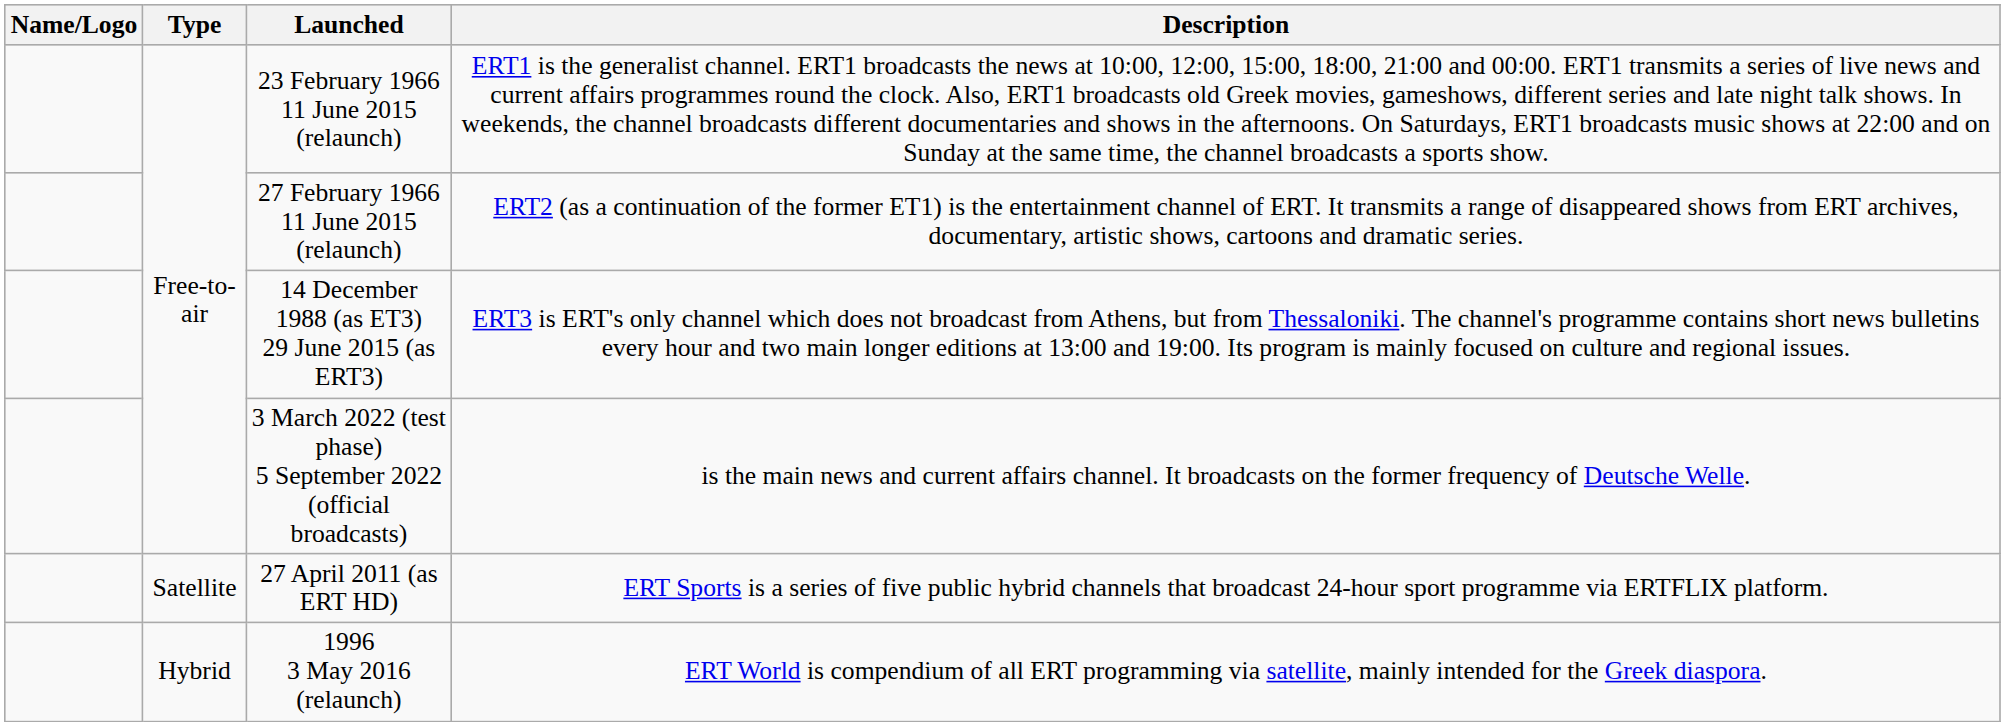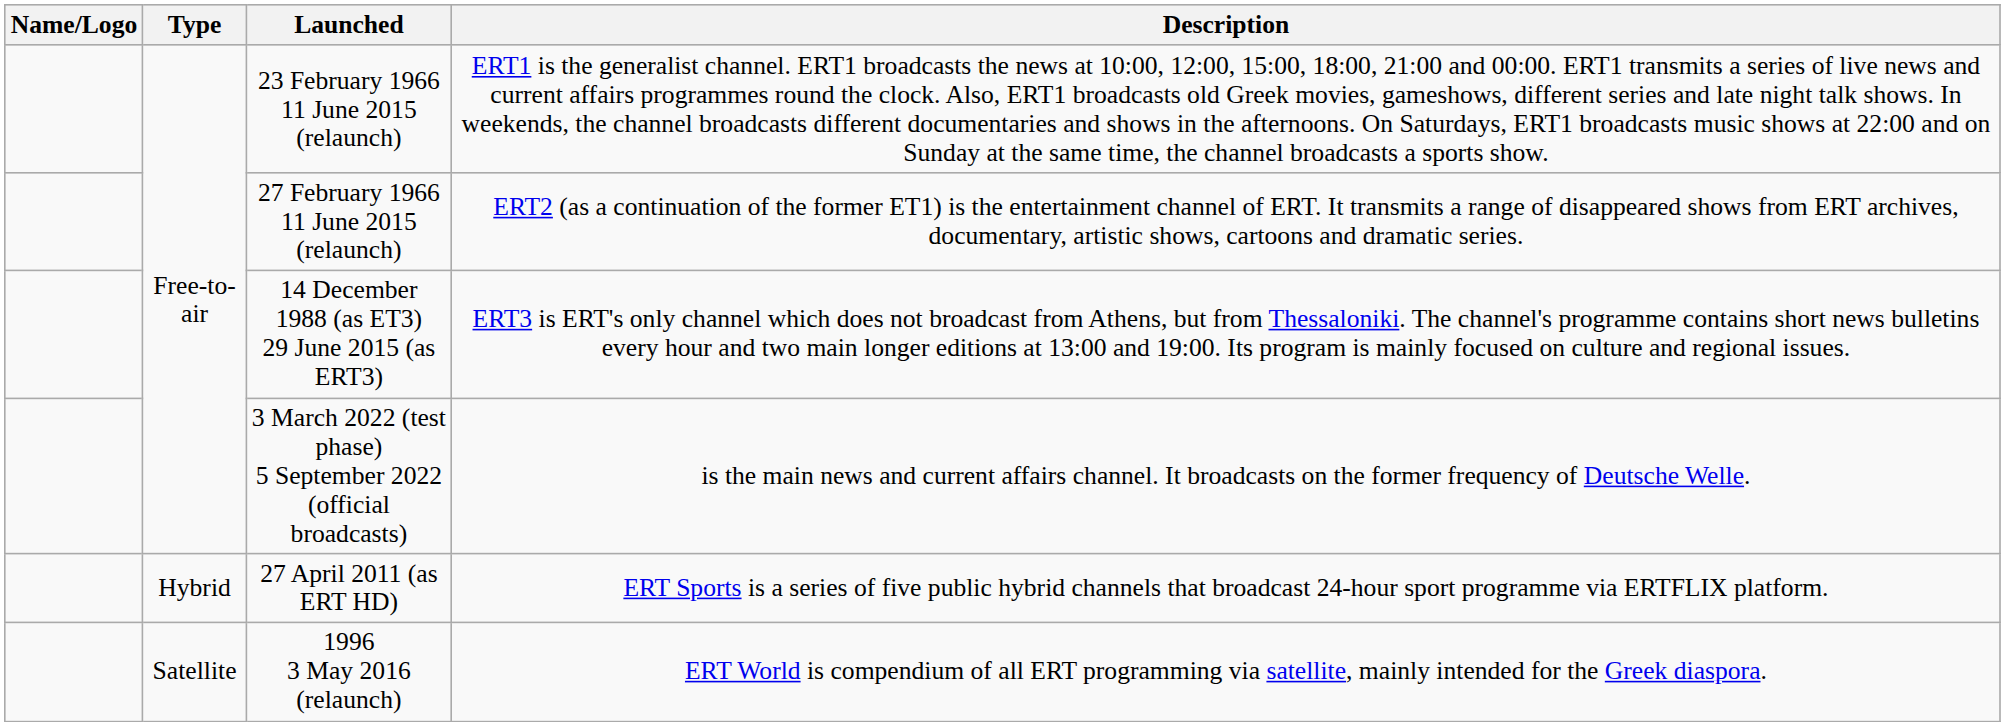(195, 587) Satellite -> (195, 587) Hybrid
(195, 671) Hybrid -> (195, 671) Satellite
